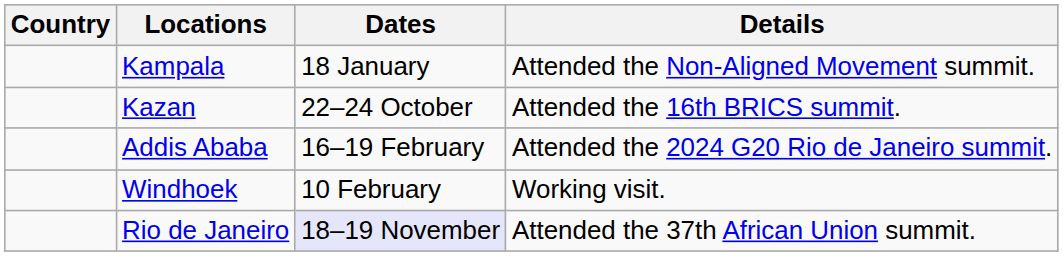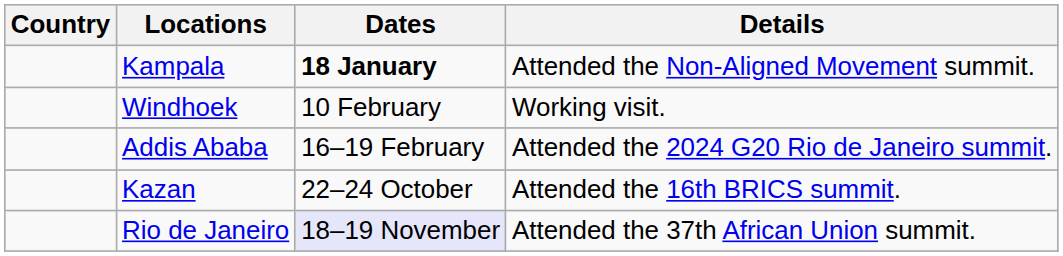(365, 66) normal -> (369, 66) bold
rows swapped: (180, 189) <-> (159, 107)
